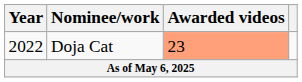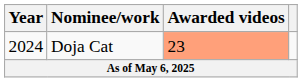(26, 45) 2022 -> (26, 45) 2024
